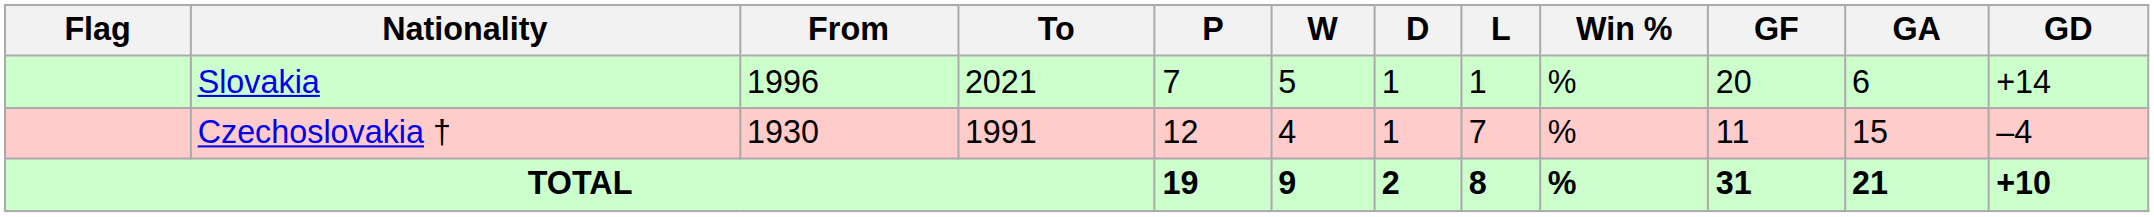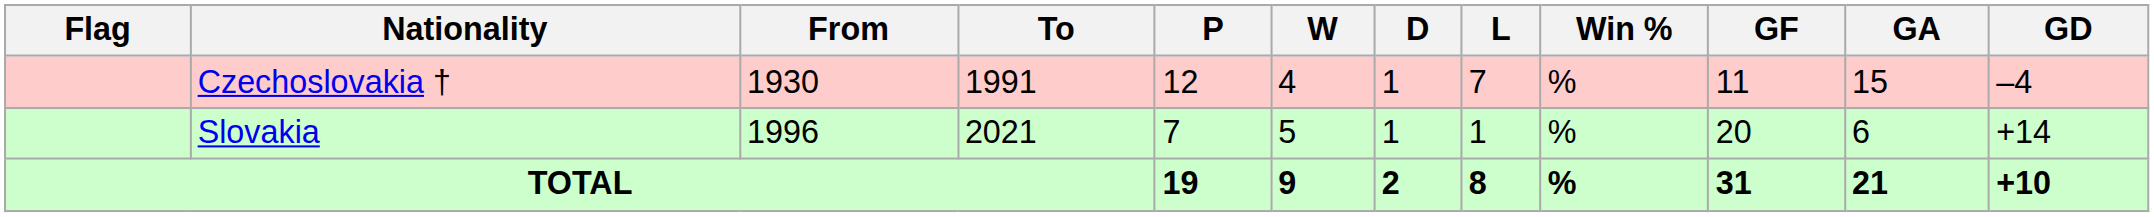rows swapped: (324, 132) <-> (259, 81)
